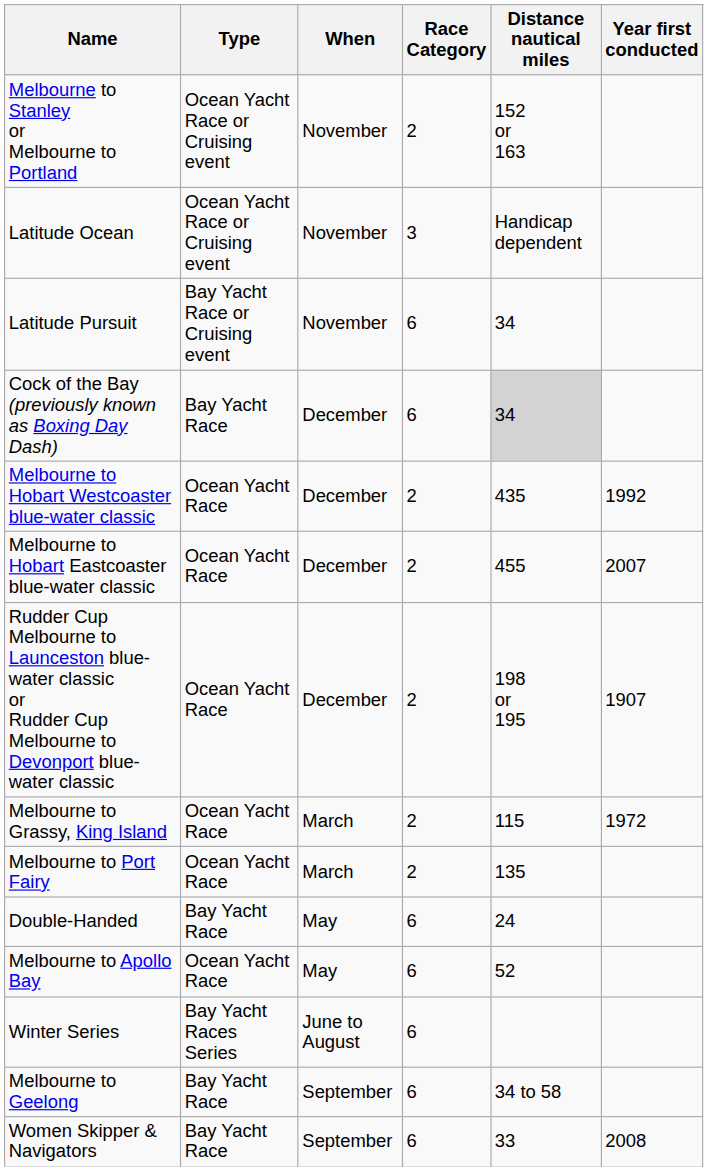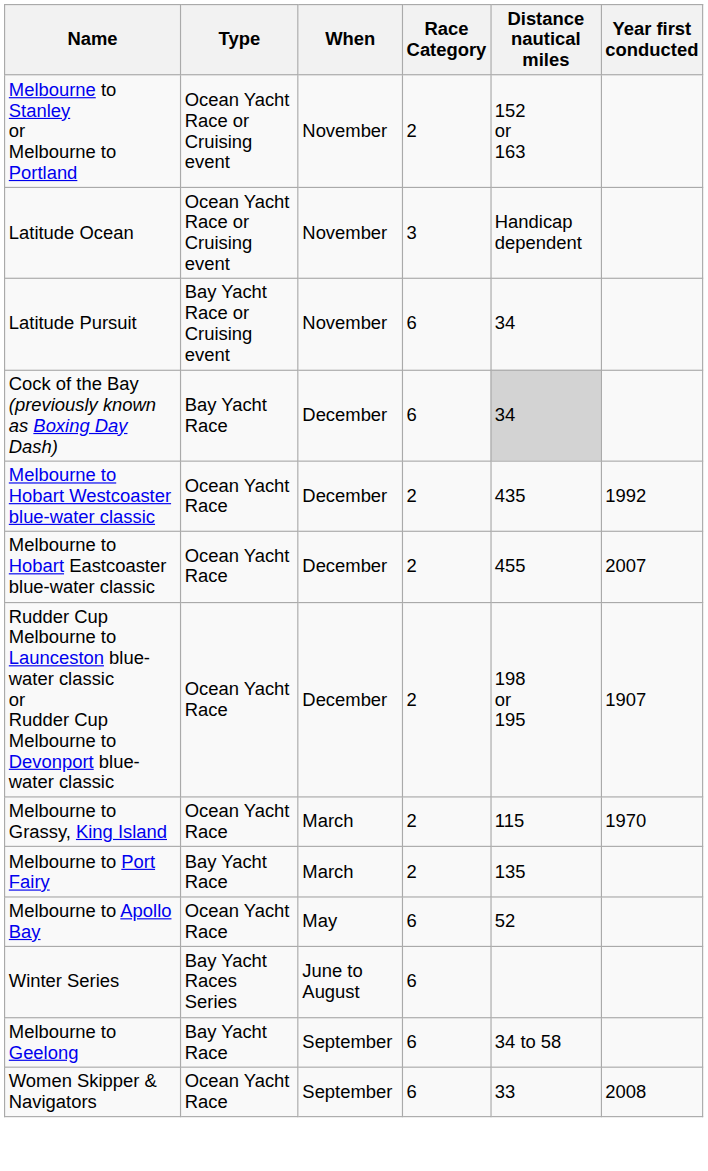(626, 821) 1972 -> (626, 821) 1970
(237, 871) Ocean Yacht Race -> (226, 871) Bay Yacht Race
- row: (73, 921)
(226, 1141) Bay Yacht Race -> (237, 1091) Ocean Yacht Race
